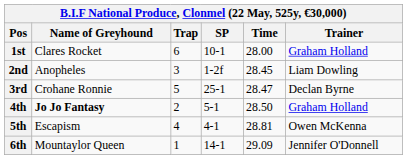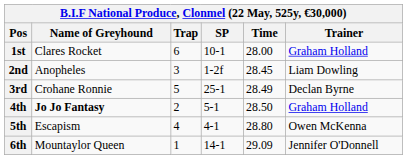(259, 88) 28.47 -> (259, 88) 28.49
(259, 126) 28.81 -> (259, 126) 28.80
